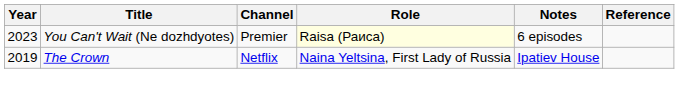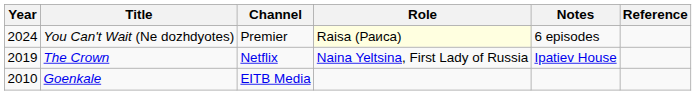(22, 36) 2023 -> (22, 36) 2024
+ row: (72, 79)
